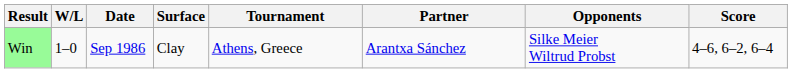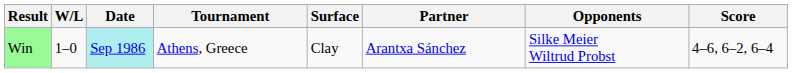columns swapped: (285, 16) <-> (181, 16)
(118, 47) no background -> (118, 47) paleturquoise background
